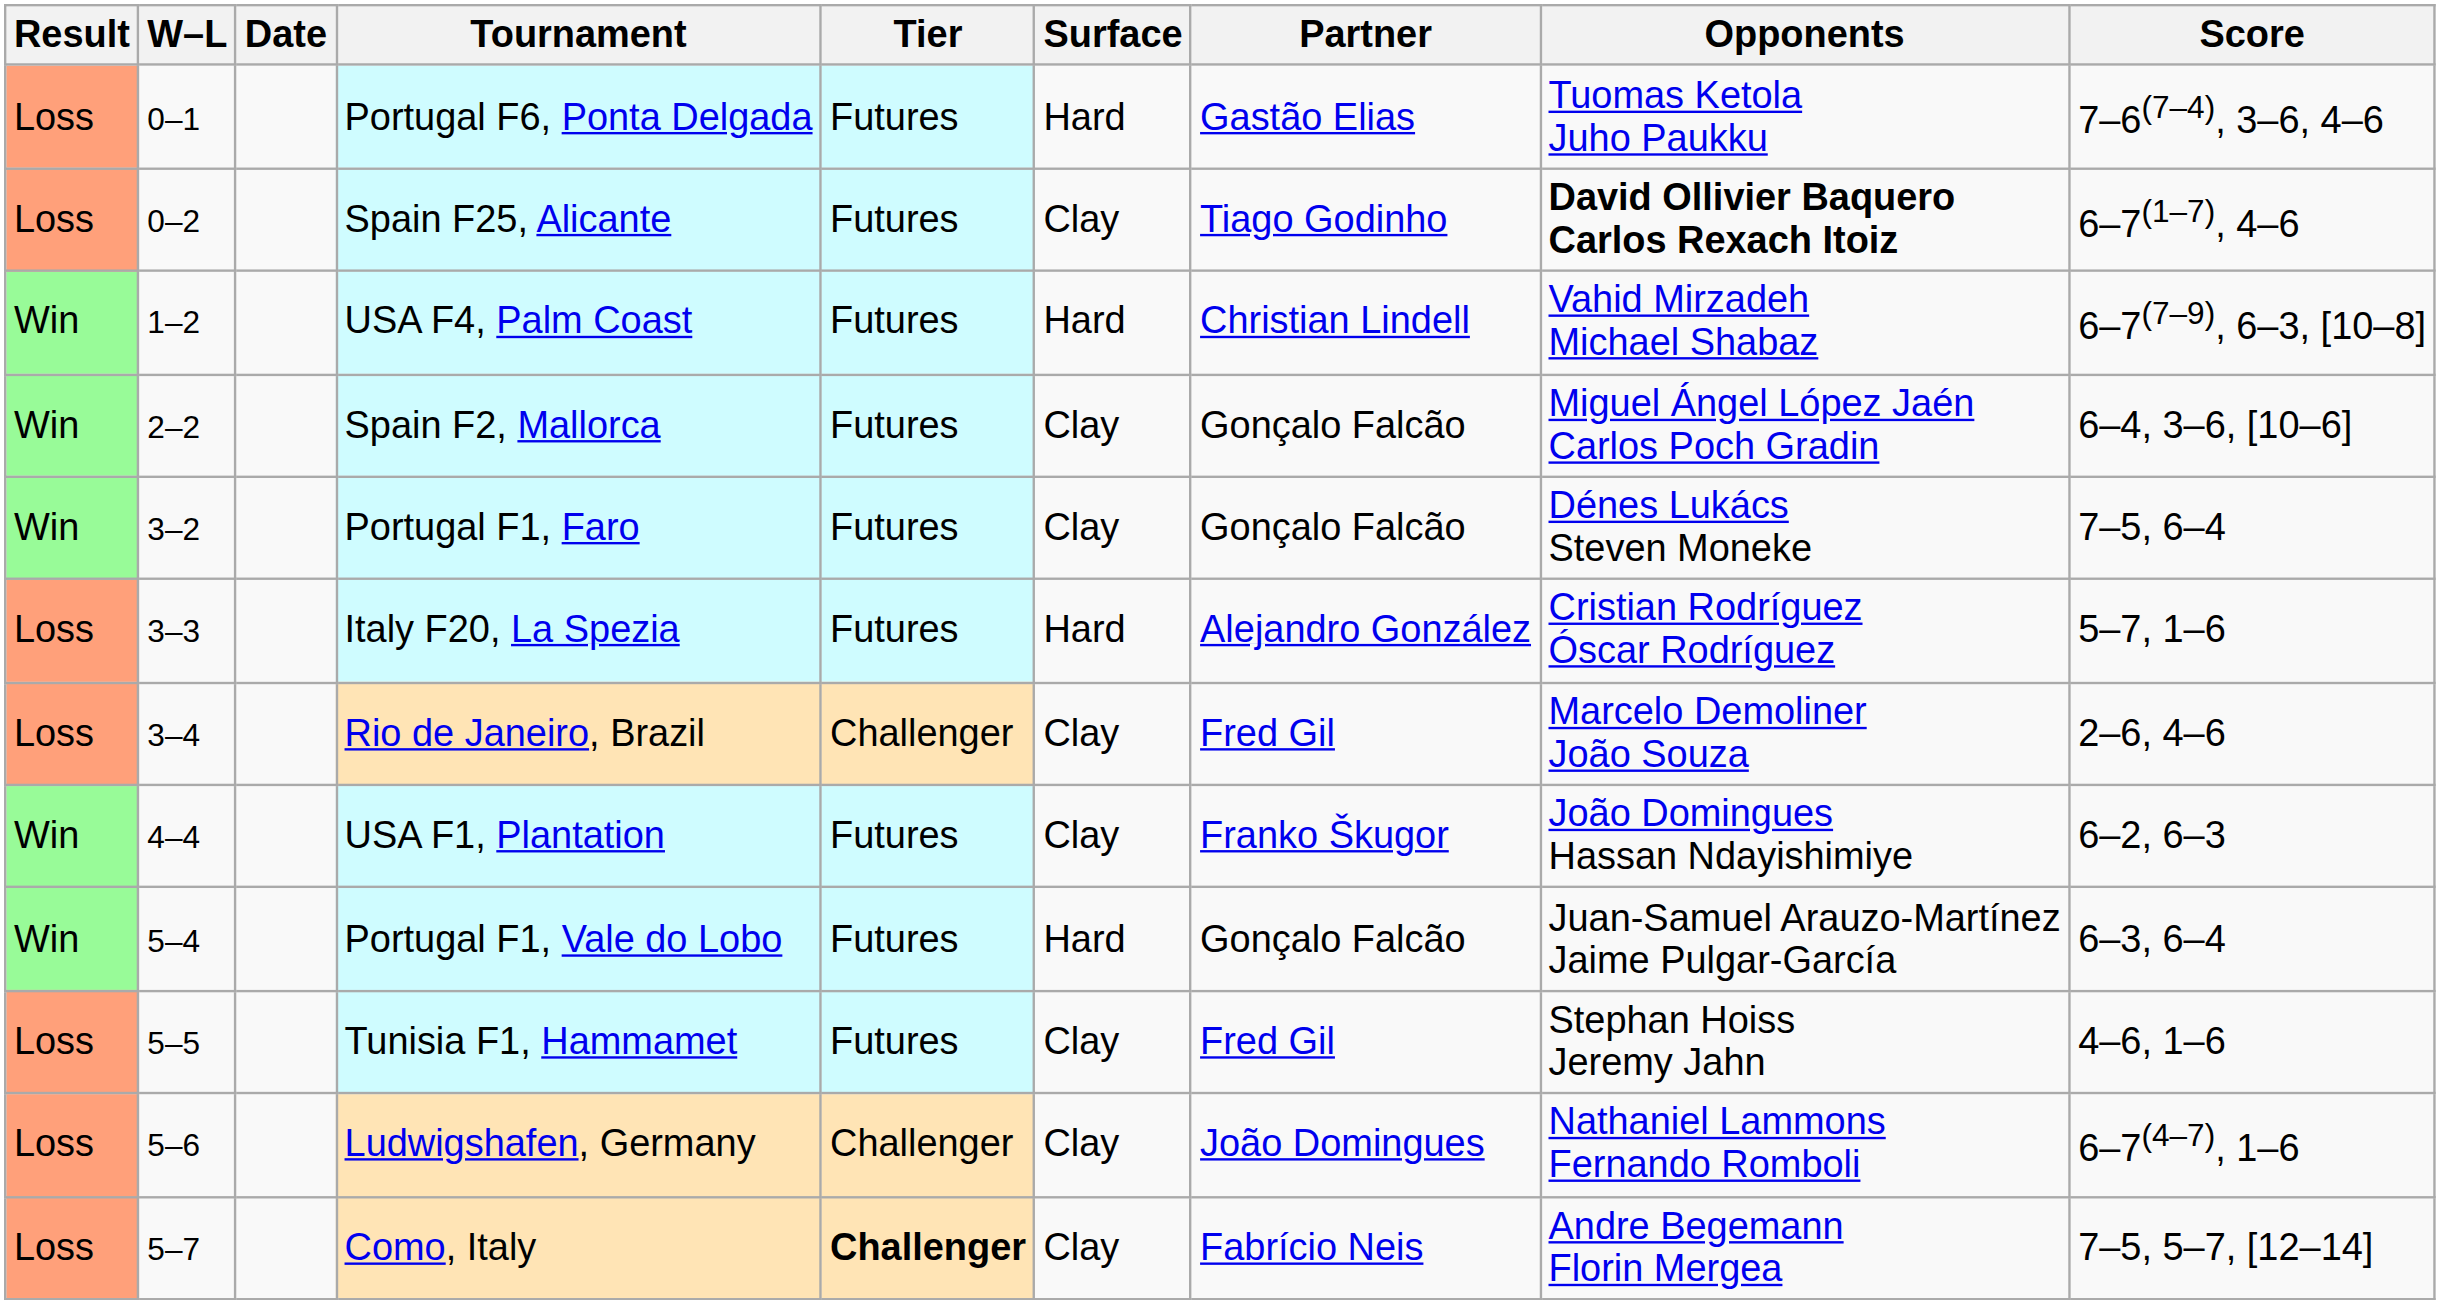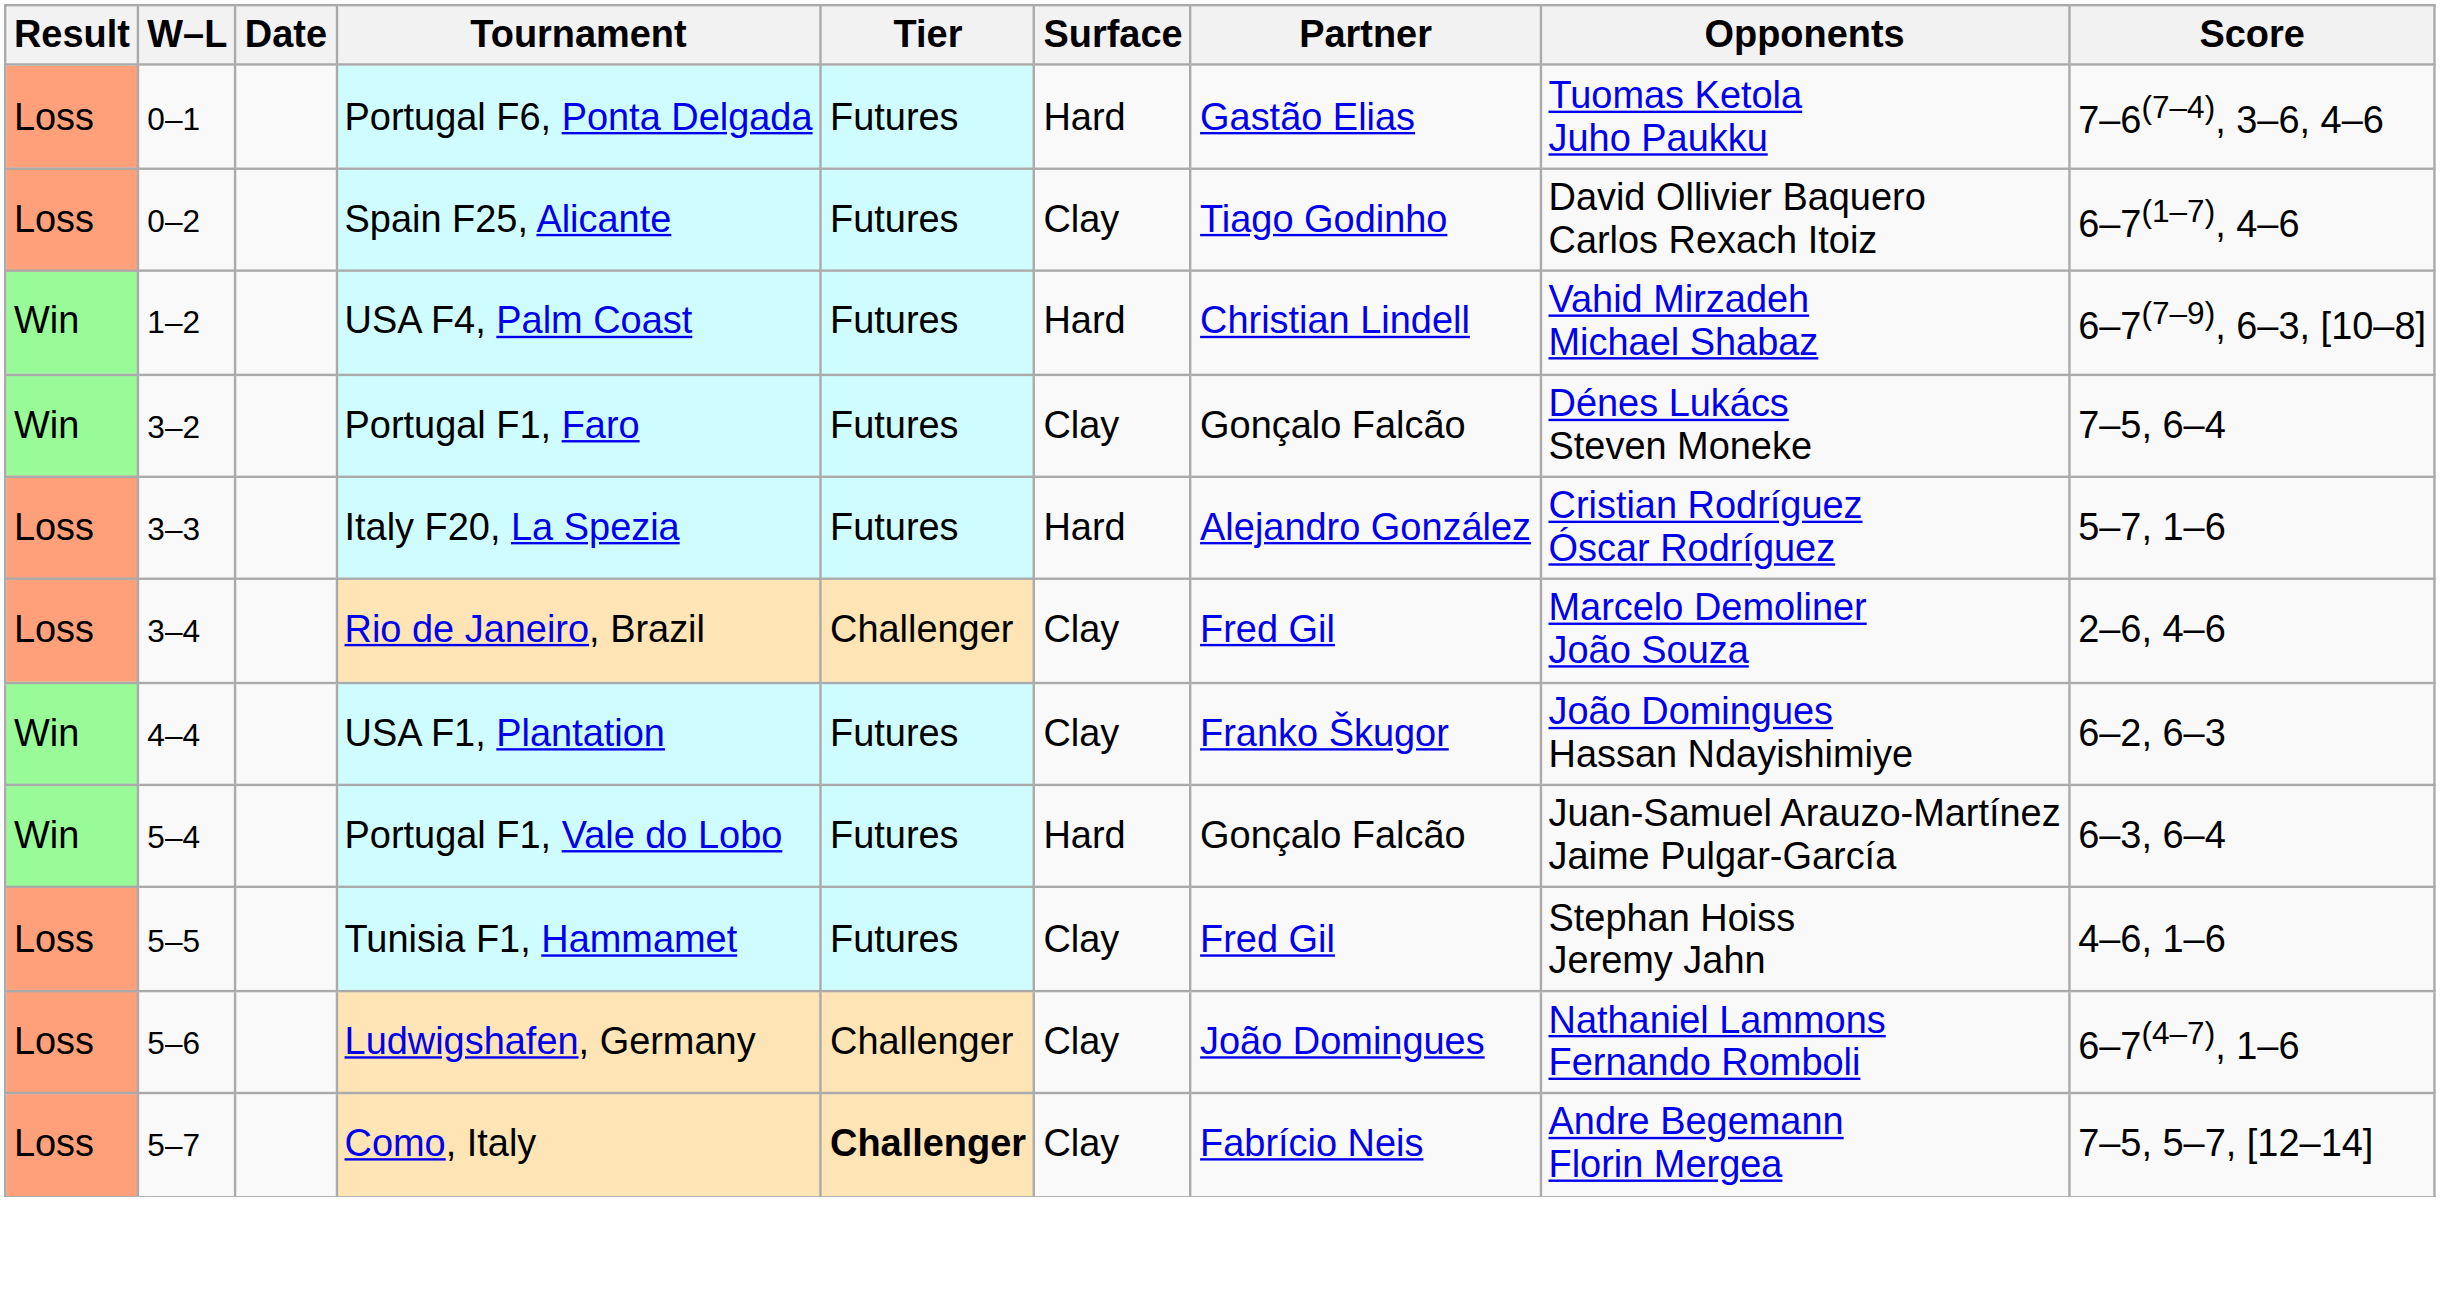(1752, 218) bold -> (1737, 218) normal
- row: (503, 424)
